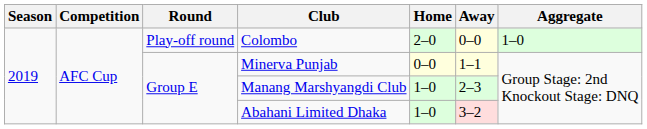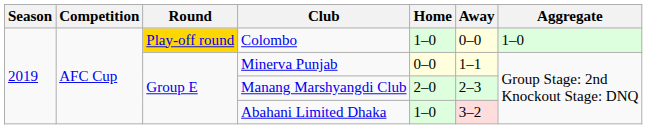(190, 40) no background -> (190, 40) gold background
(425, 40) 2–0 -> (425, 40) 1–0
(425, 87) 1–0 -> (425, 87) 2–0
